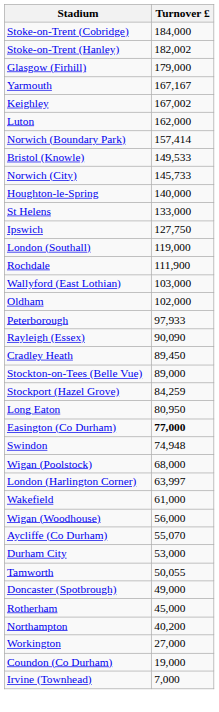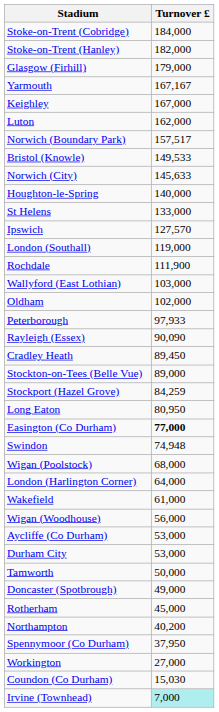(173, 49) 182,002 -> (173, 49) 182,000
(173, 103) 167,002 -> (173, 103) 167,000
(173, 139) 157,414 -> (173, 139) 157,517
(173, 175) 145,733 -> (173, 175) 145,633
(173, 229) 127,750 -> (173, 229) 127,570
(170, 481) 63,997 -> (170, 481) 64,000
(170, 535) 55,070 -> (170, 535) 53,000
(170, 572) 50,055 -> (170, 572) 50,000
+ row: (68, 644)
(170, 662) 19,000 -> (170, 680) 15,030
(167, 680) no background -> (167, 698) paleturquoise background
